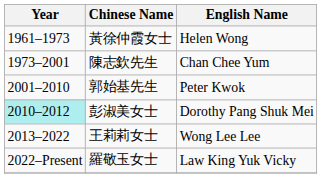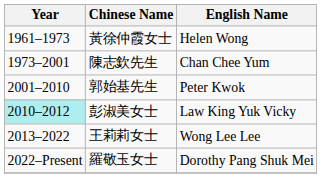(247, 111) Dorothy Pang Shuk Mei -> (238, 111) Law King Yuk Vicky
(238, 160) Law King Yuk Vicky -> (247, 160) Dorothy Pang Shuk Mei
